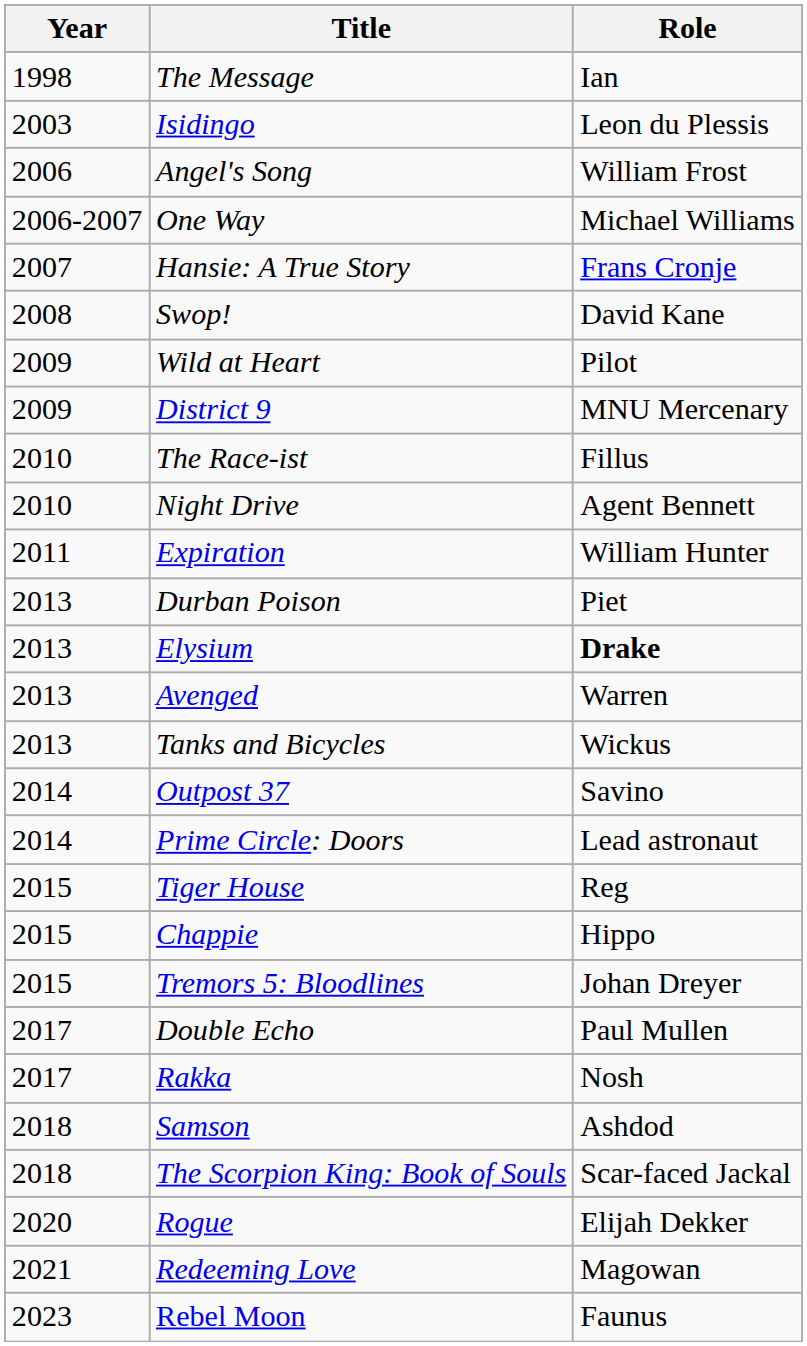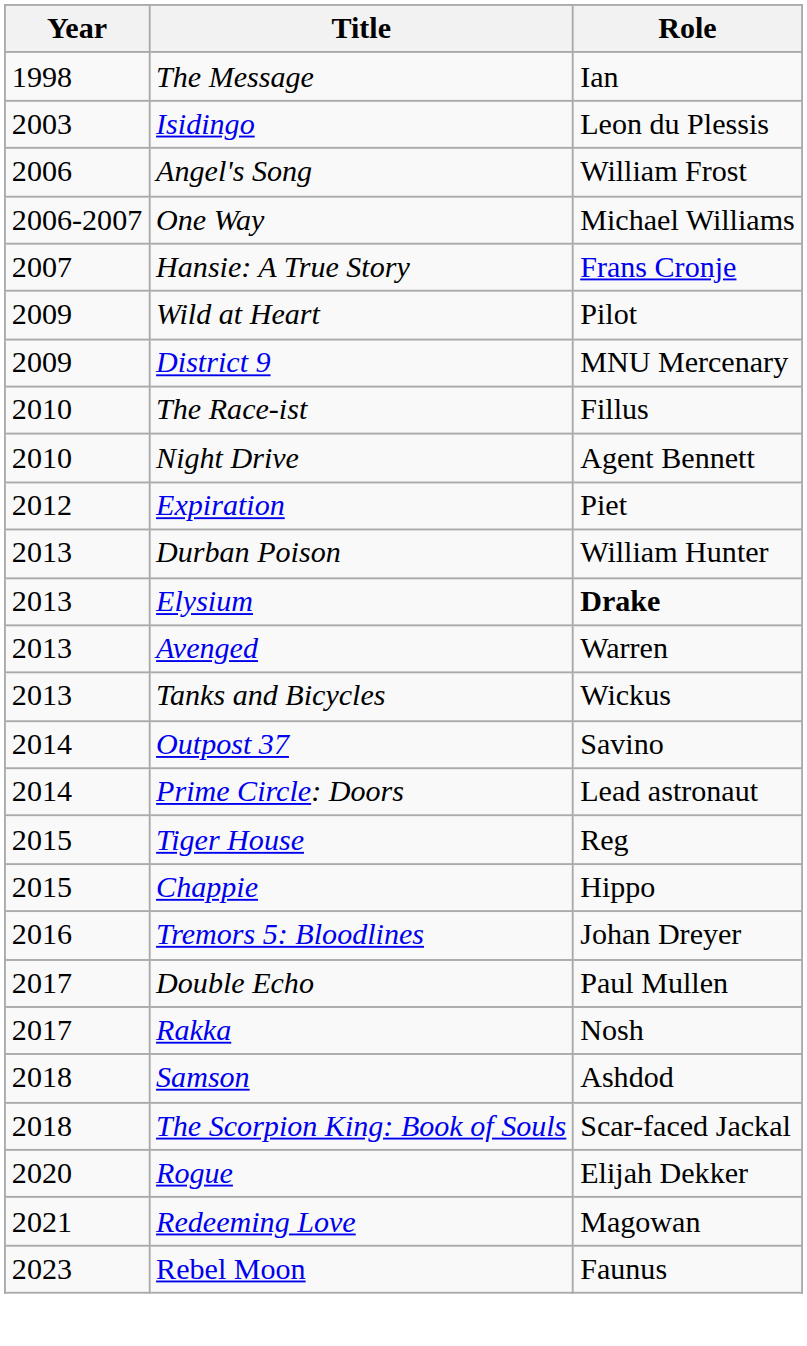- row: (194, 314)
(41, 553) 2011 -> (42, 505) 2012
(674, 553) William Hunter -> (604, 505) Piet
(604, 600) Piet -> (674, 553) William Hunter
(42, 982) 2015 -> (42, 934) 2016
